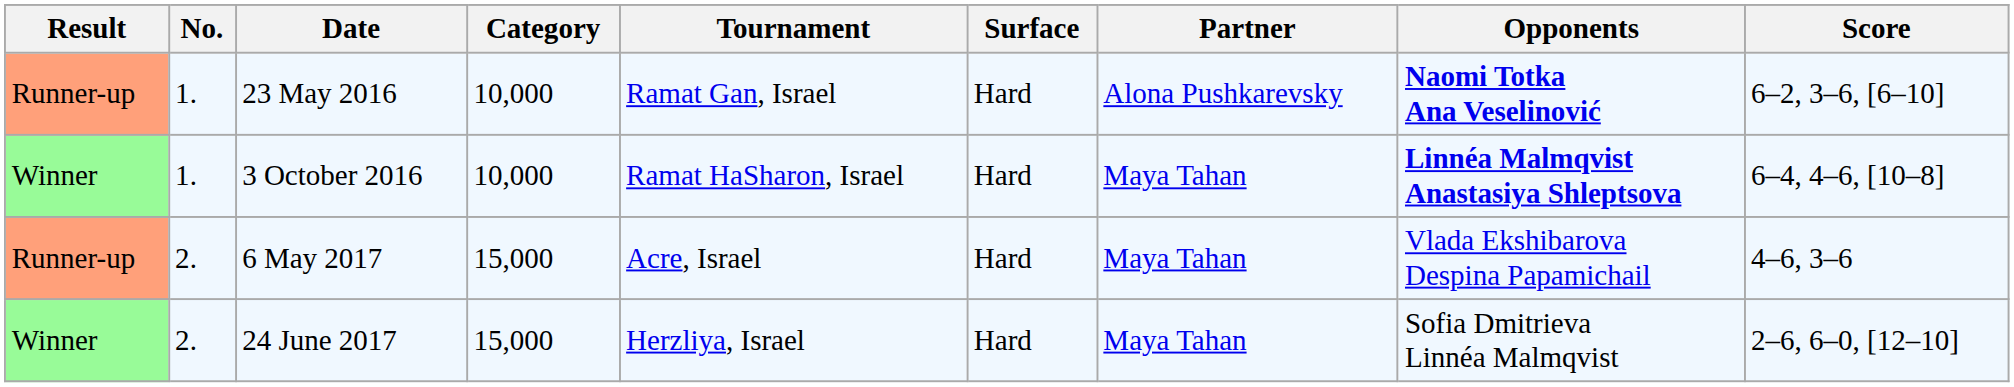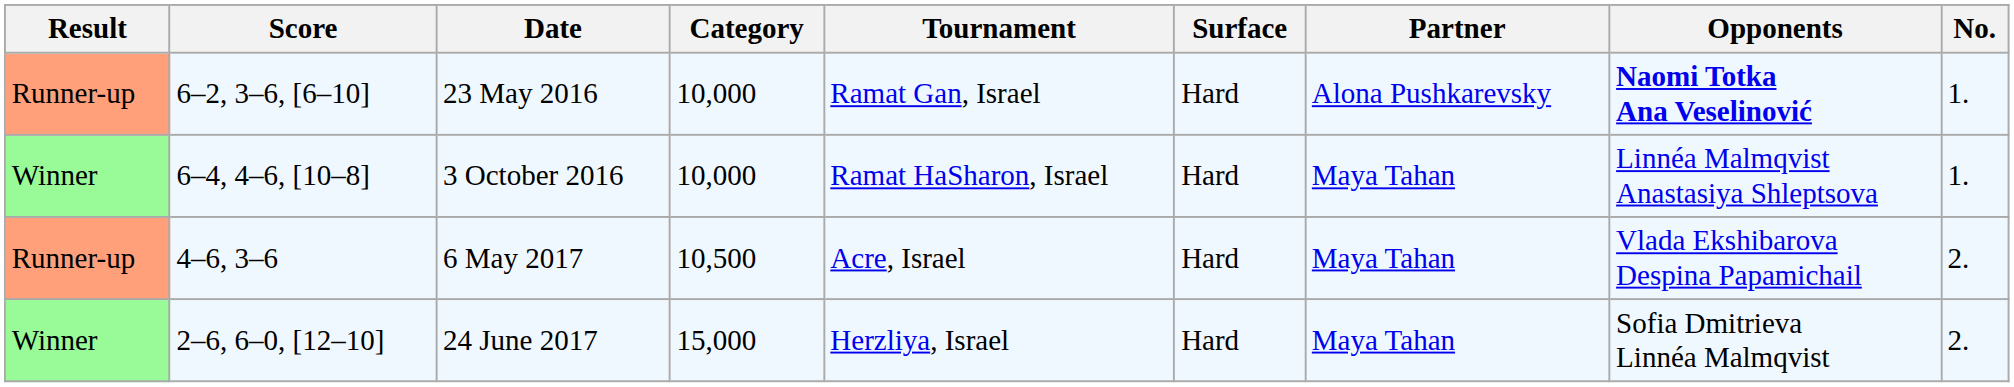columns swapped: (202, 28) <-> (1876, 28)
(1543, 175) bold -> (1747, 175) normal
(513, 258) 15,000 -> (716, 258) 10,500
